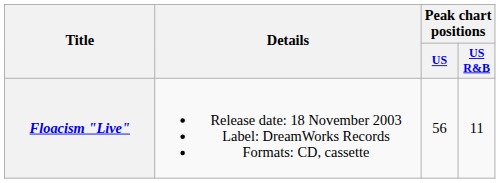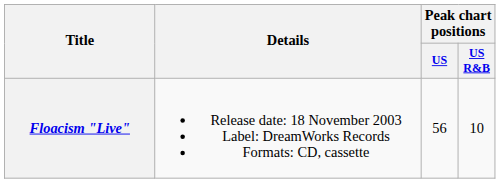(477, 128) 11 -> (477, 128) 10
